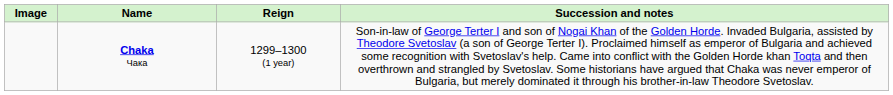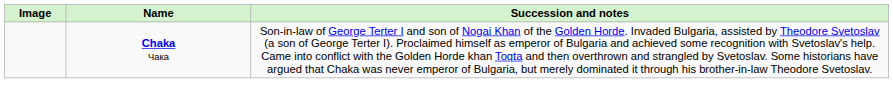- column: (278, 13)
